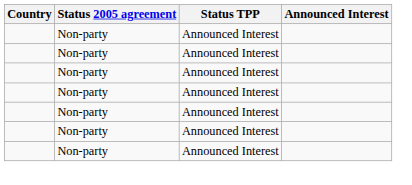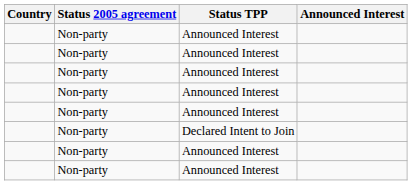+ row: (29, 131)
